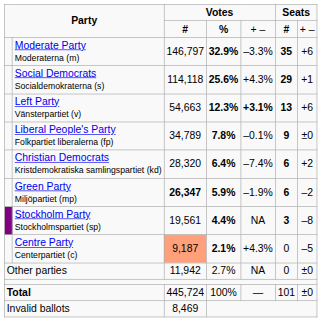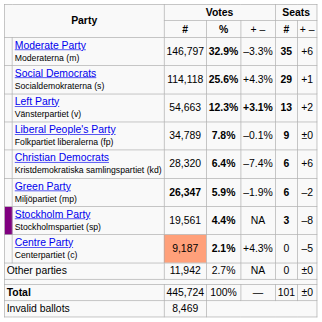(307, 107) +6 -> (307, 107) +2
(307, 164) +2 -> (307, 164) +6
